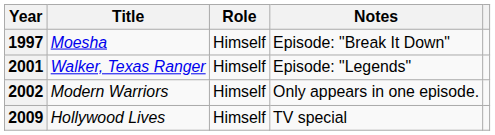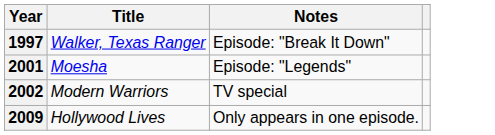- column: (239, 17)
(79, 42) Moesha -> (128, 42) Walker, Texas Ranger
(128, 67) Walker, Texas Ranger -> (79, 67) Moesha
(376, 92) Only appears in one episode. -> (250, 92) TV special
(310, 117) TV special -> (316, 117) Only appears in one episode.
